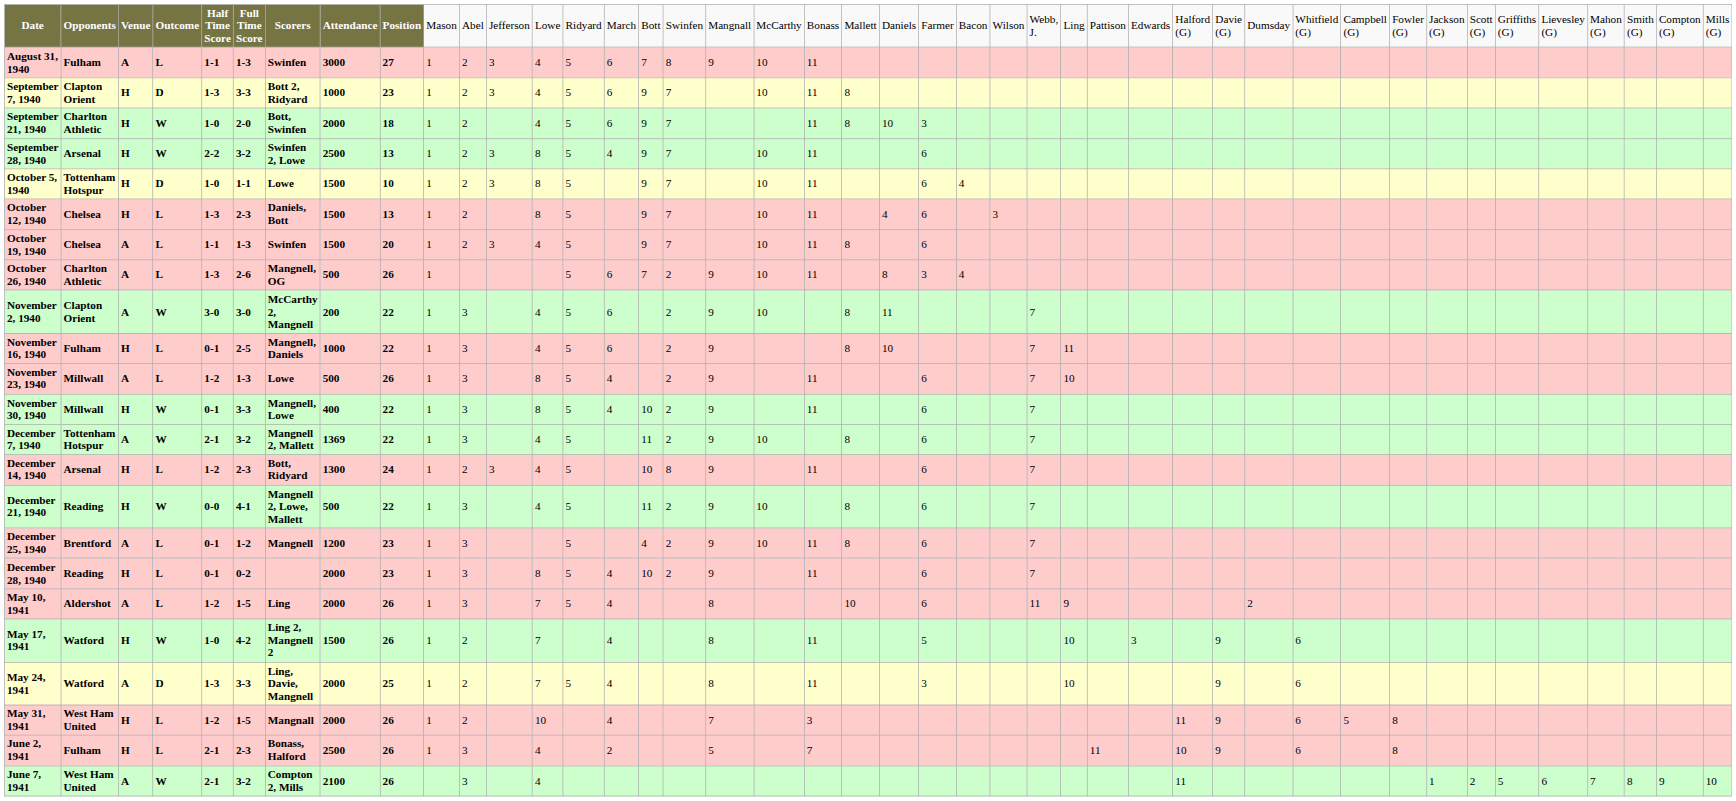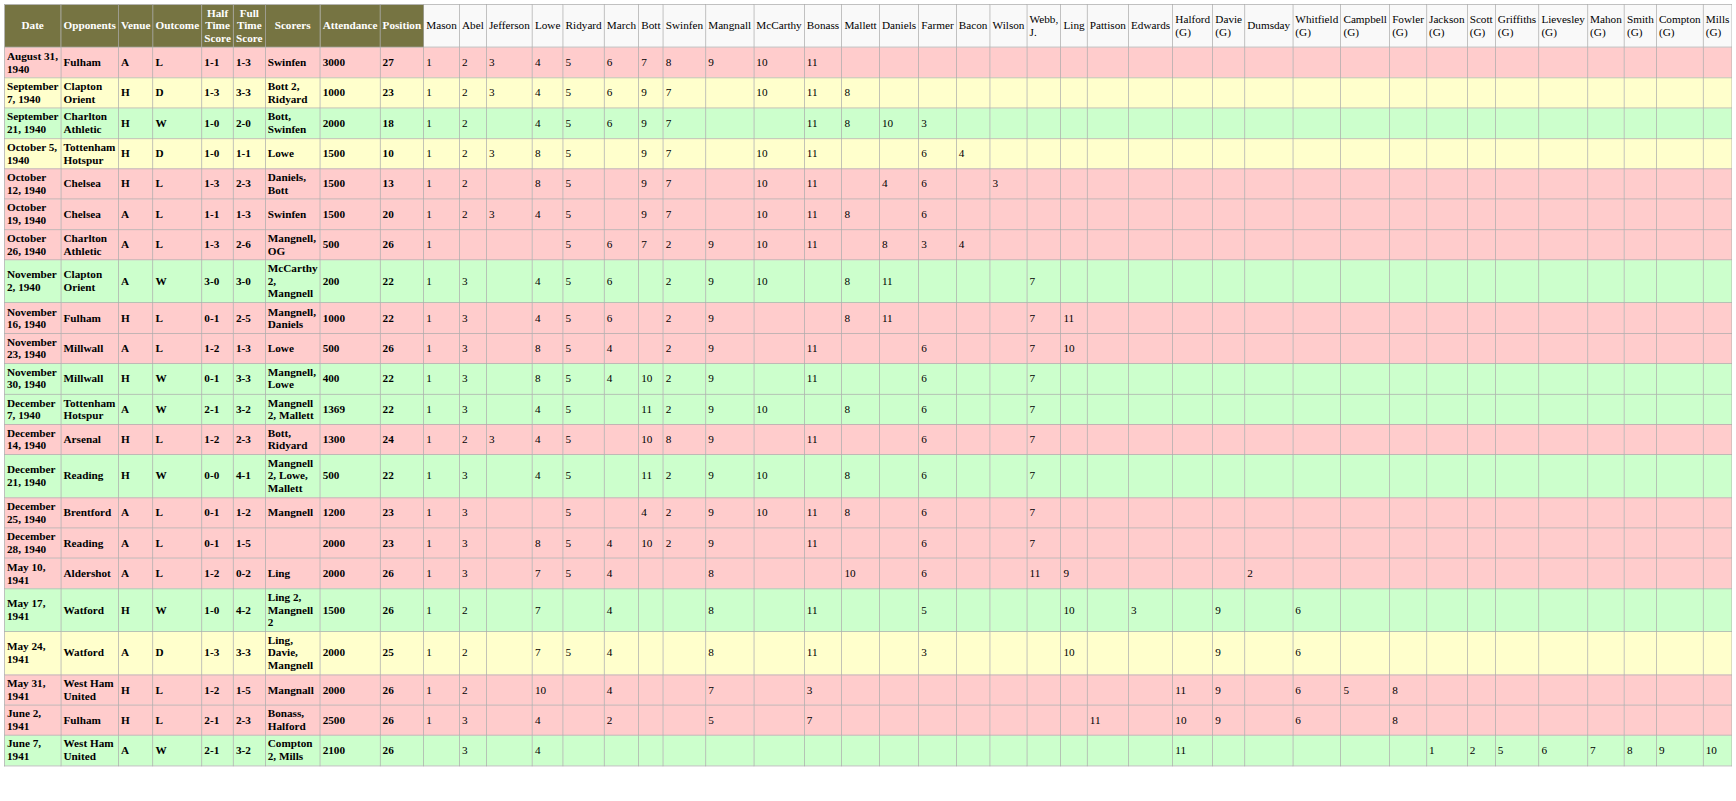- row: (33, 153)
(887, 348) 10 -> (887, 318) 11
(125, 573) H -> (125, 543) A
(243, 573) 0-2 -> (243, 543) 1-5
(243, 604) 1-5 -> (243, 573) 0-2
